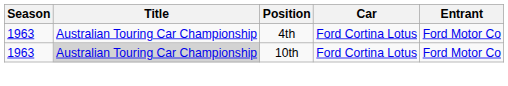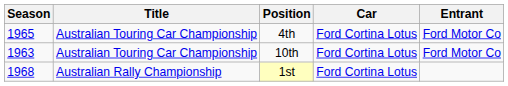(21, 33) 1963 -> (21, 33) 1965
(157, 53) lightgrey background -> (157, 53) no background
+ row: (287, 72)
